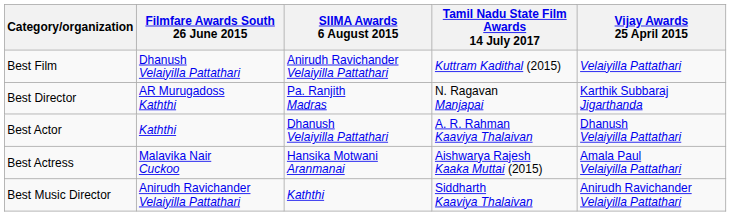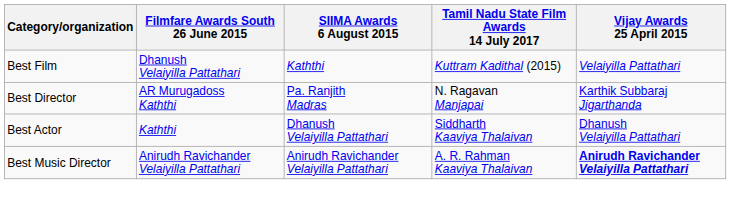(343, 66) Anirudh Ravichander Velaiyilla Pattathari -> (305, 66) Kaththi
(484, 131) A. R. Rahman Kaaviya Thalaivan -> (484, 131) Siddharth Kaaviya Thalaivan
- row: (40, 163)
(306, 195) Kaththi -> (343, 163) Anirudh Ravichander Velaiyilla Pattathari
(484, 195) Siddharth Kaaviya Thalaivan -> (484, 163) A. R. Rahman Kaaviya Thalaivan
(636, 195) normal -> (639, 163) bold
